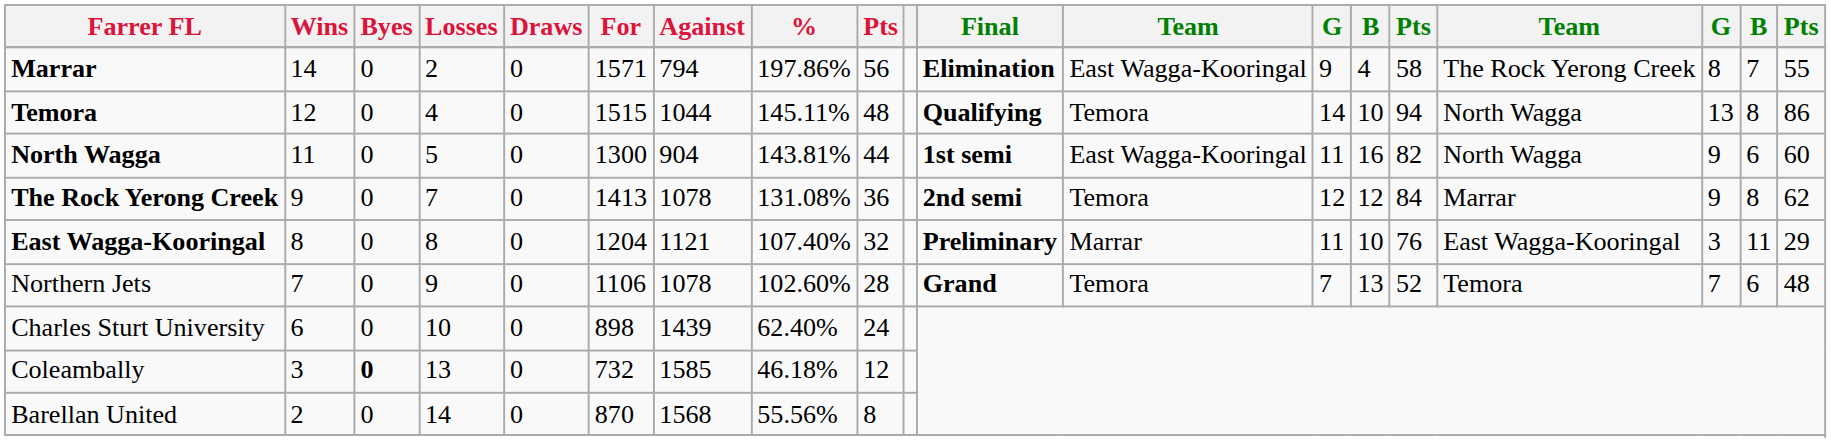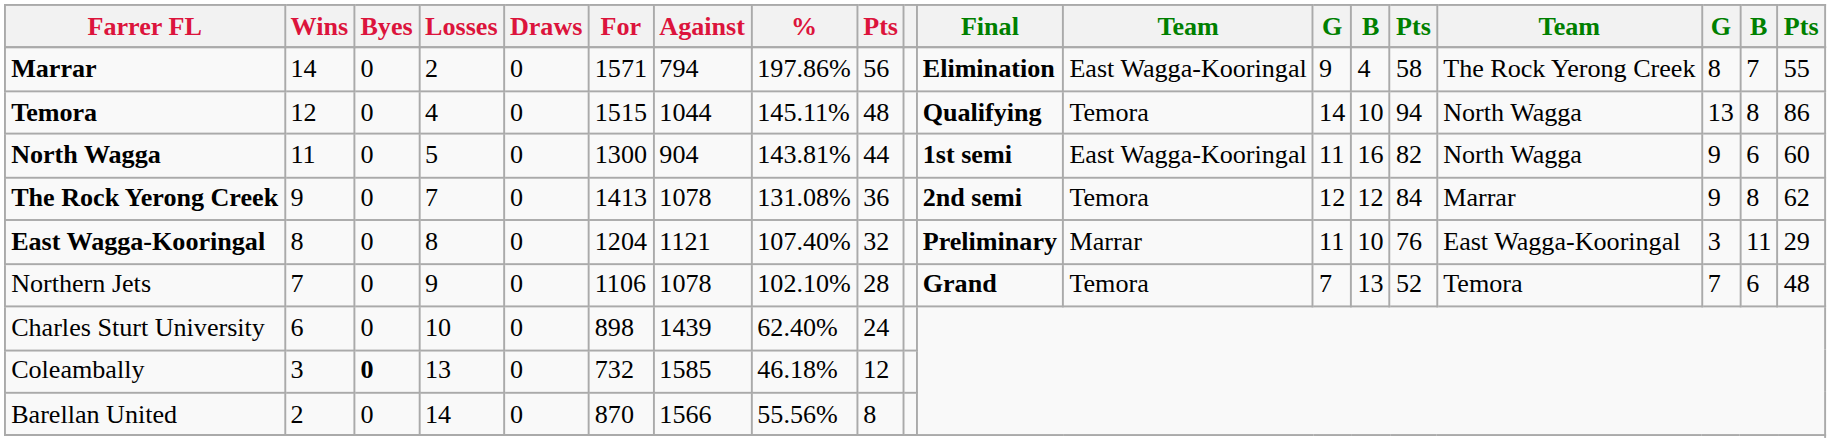(804, 284) 102.60% -> (804, 284) 102.10%
(685, 413) 1568 -> (685, 413) 1566
